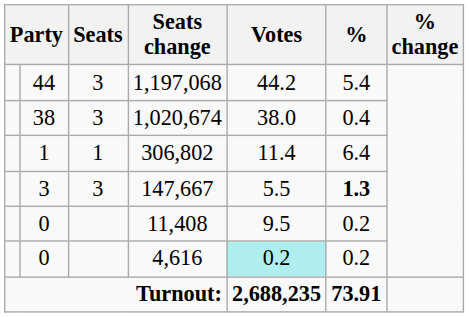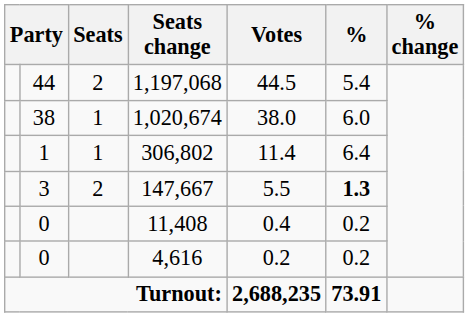(98, 82) 3 -> (98, 82) 2
(277, 82) 44.2 -> (277, 82) 44.5
(98, 117) 3 -> (98, 117) 1
(356, 117) 0.4 -> (356, 117) 6.0
(98, 188) 3 -> (98, 188) 2
(277, 223) 9.5 -> (277, 223) 0.4
(277, 258) paleturquoise background -> (277, 258) no background
